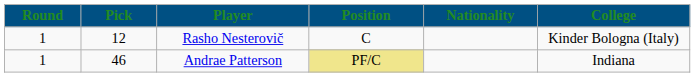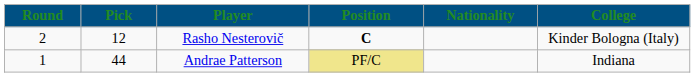(43, 38) 1 -> (43, 38) 2
(366, 38) normal -> (366, 38) bold
(119, 60) 46 -> (119, 60) 44
